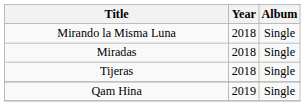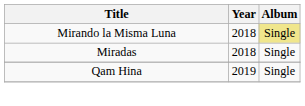(279, 33) no background -> (279, 33) khaki background
- row: (117, 71)
